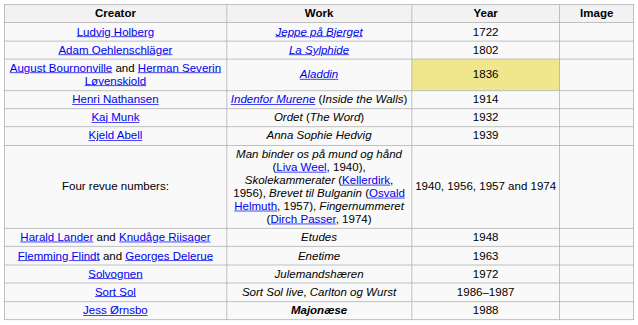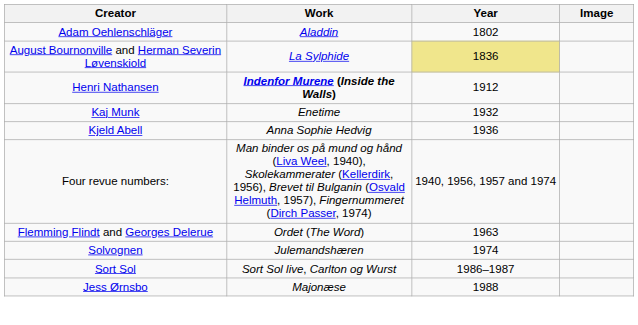- row: (115, 31)
(319, 50) La Sylphide -> (319, 31) Aladdin
(319, 74) Aladdin -> (319, 56) La Sylphide
(319, 99) normal -> (319, 87) bold
(486, 99) 1914 -> (486, 87) 1912
(319, 117) Ordet (The Word) -> (319, 112) Enetime
(486, 136) 1939 -> (486, 130) 1936
- row: (115, 237)
(319, 255) Enetime -> (319, 232) Ordet (The Word)
(486, 274) 1972 -> (486, 250) 1974
(319, 310) bold -> (319, 287) normal
